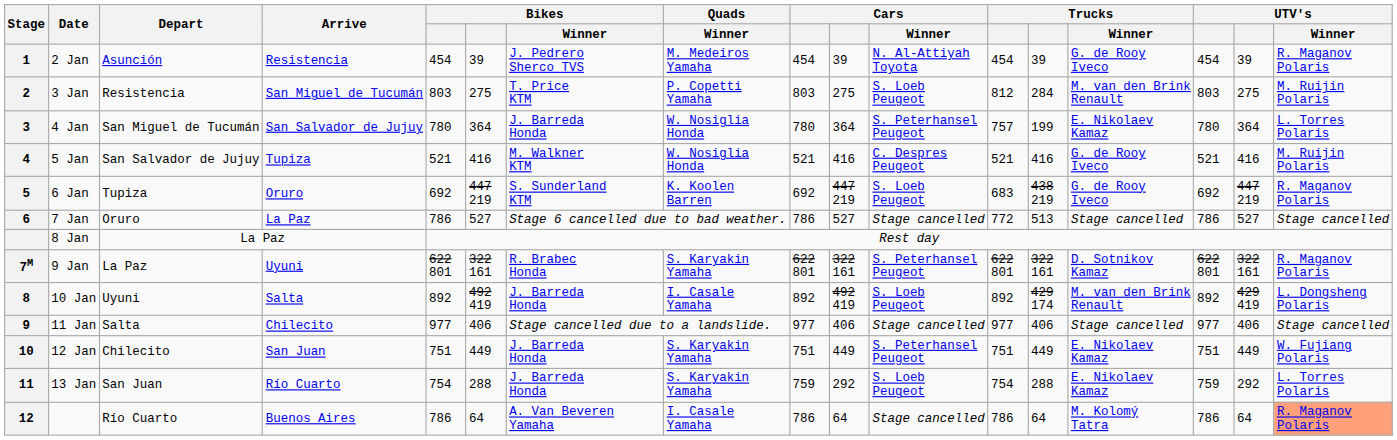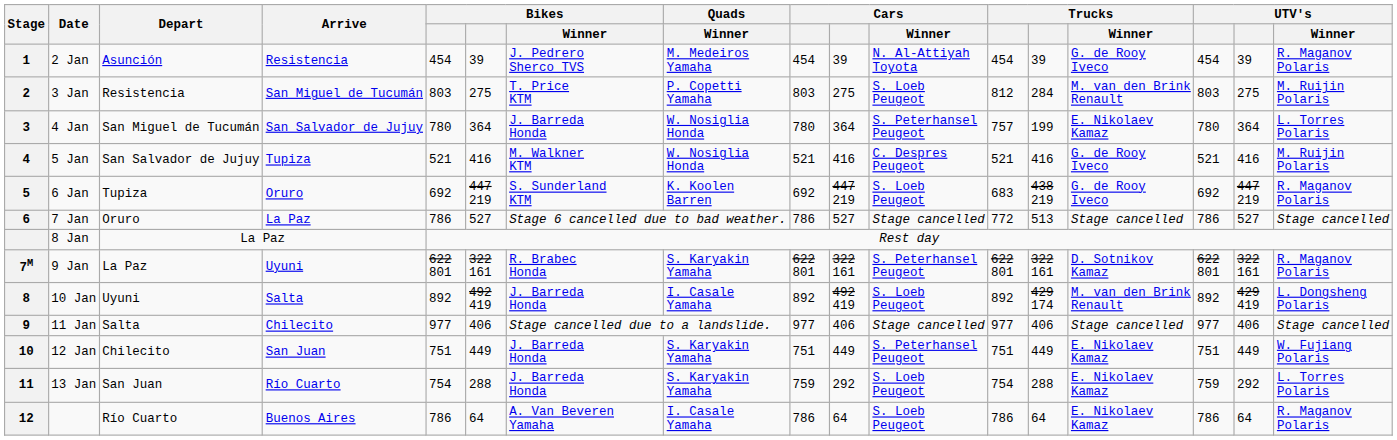(929, 419) Stage cancelled -> (899, 419) S. Loeb Peugeot
(1105, 419) M. Kolomý Tatra -> (1112, 419) E. Nikolaev Kamaz
(1314, 419) lightsalmon background -> (1314, 419) no background
